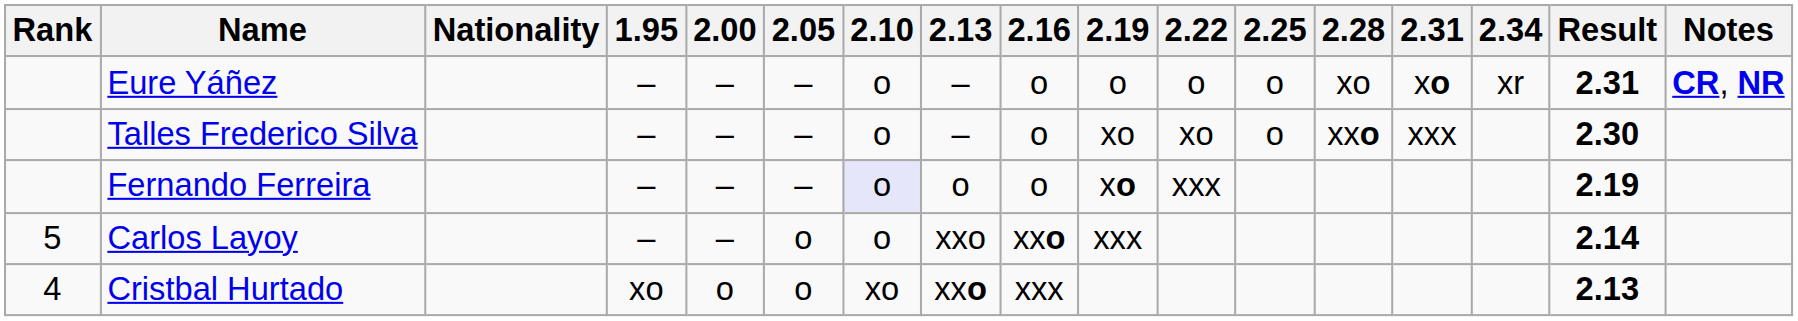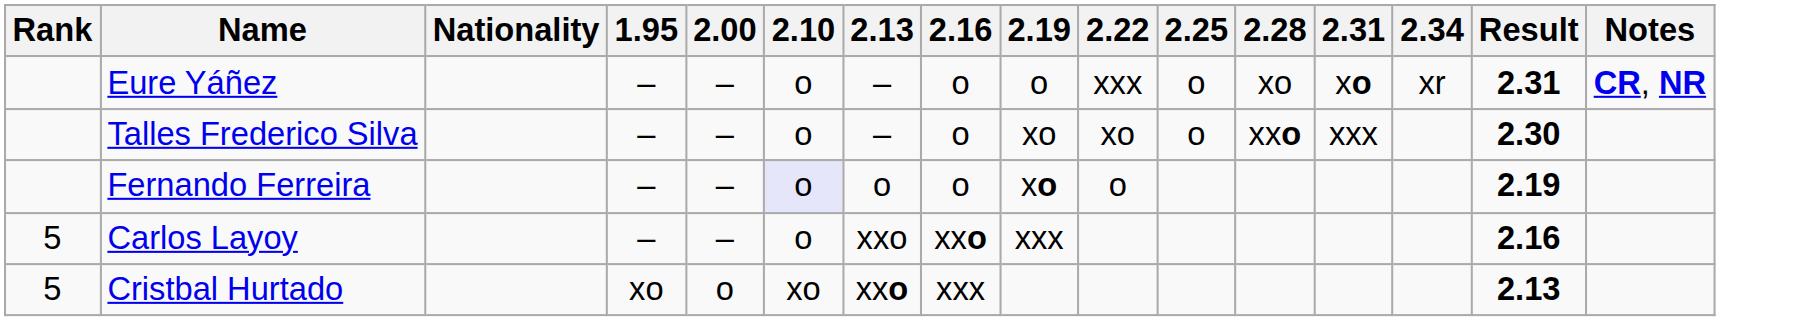- column: (803, 30)
(1196, 82) o -> (1118, 82) xxx
(1196, 185) xxx -> (1118, 185) o
(1607, 237) 2.14 -> (1529, 237) 2.16
(52, 289) 4 -> (52, 289) 5
